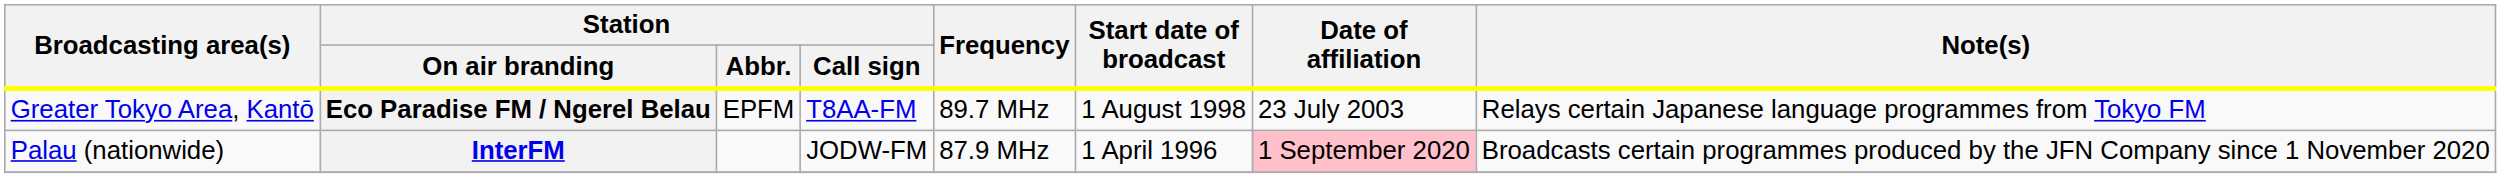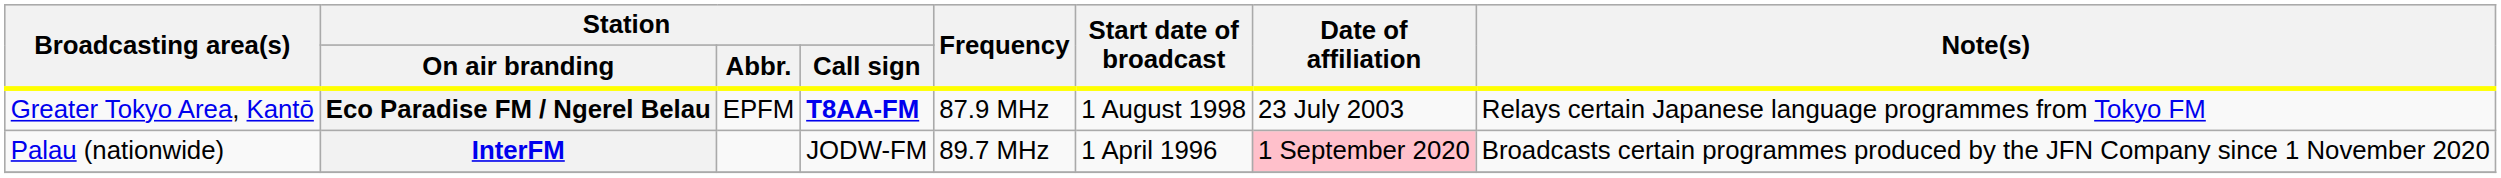(861, 109) normal -> (863, 109) bold
(994, 109) 89.7 MHz -> (994, 109) 87.9 MHz
(994, 150) 87.9 MHz -> (994, 150) 89.7 MHz
